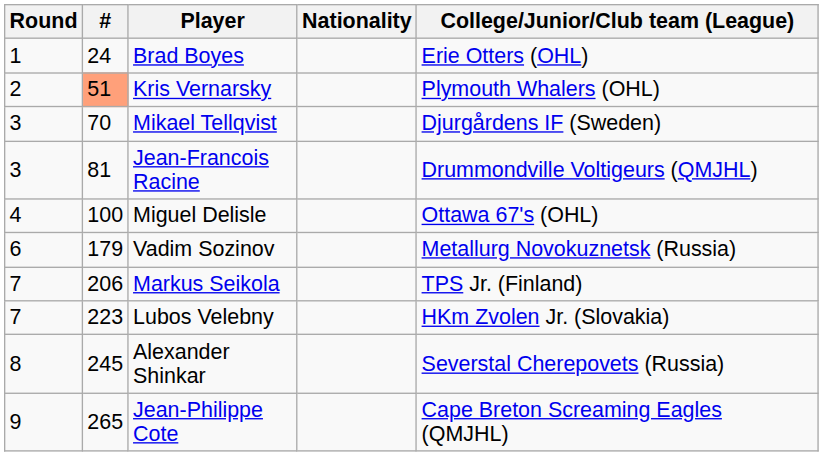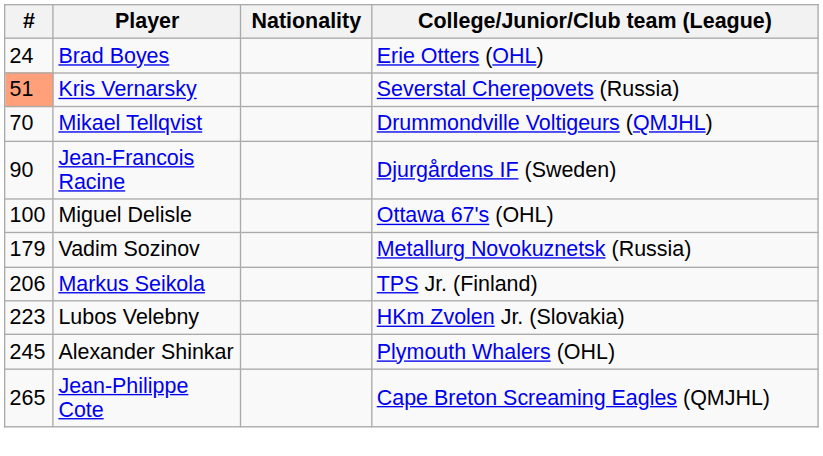- column: (44, 21)
(541, 89) Plymouth Whalers (OHL) -> (528, 89) Severstal Cherepovets (Russia)
(541, 123) Djurgårdens IF (Sweden) -> (545, 123) Drummondville Voltigeurs (QMJHL)
(99, 169) 81 -> (22, 169) 90
(590, 169) Drummondville Voltigeurs (QMJHL) -> (497, 169) Djurgårdens IF (Sweden)
(573, 363) Severstal Cherepovets (Russia) -> (496, 351) Plymouth Whalers (OHL)
